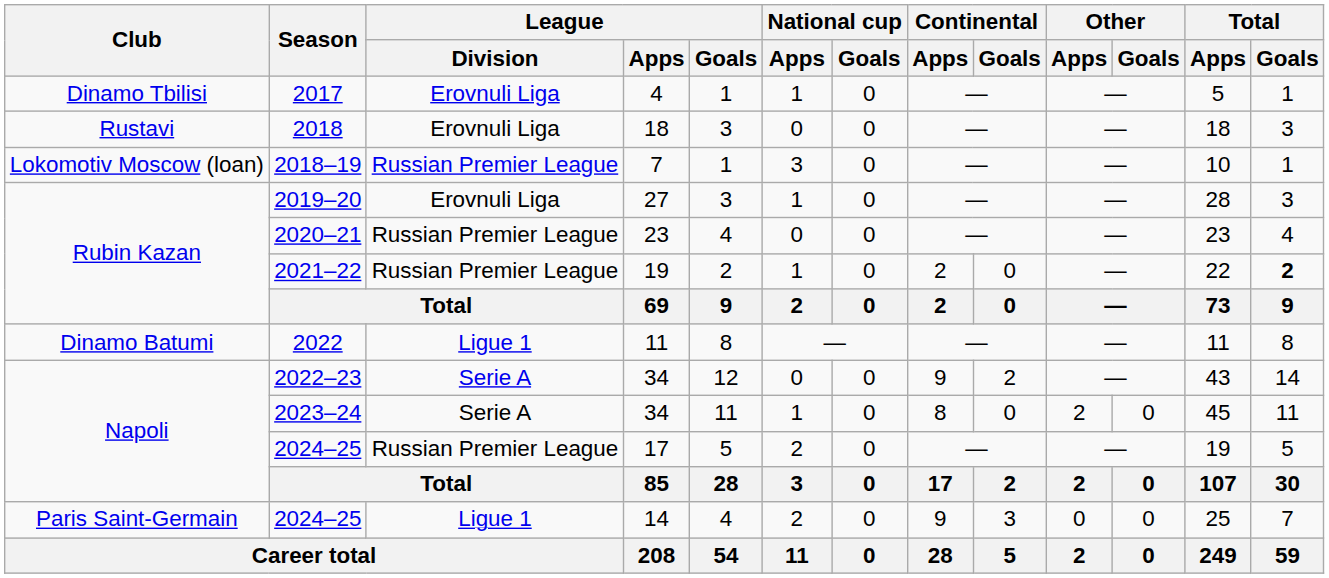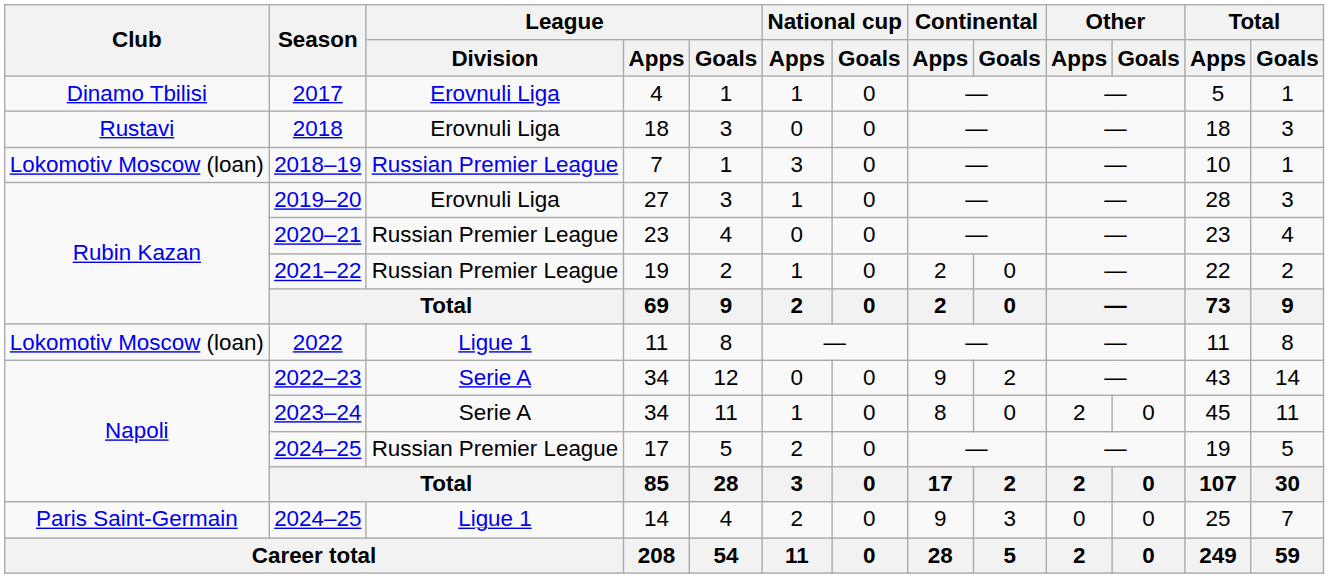(1287, 270) bold -> (1287, 270) normal
(137, 341) Dinamo Batumi -> (137, 341) Lokomotiv Moscow (loan)
